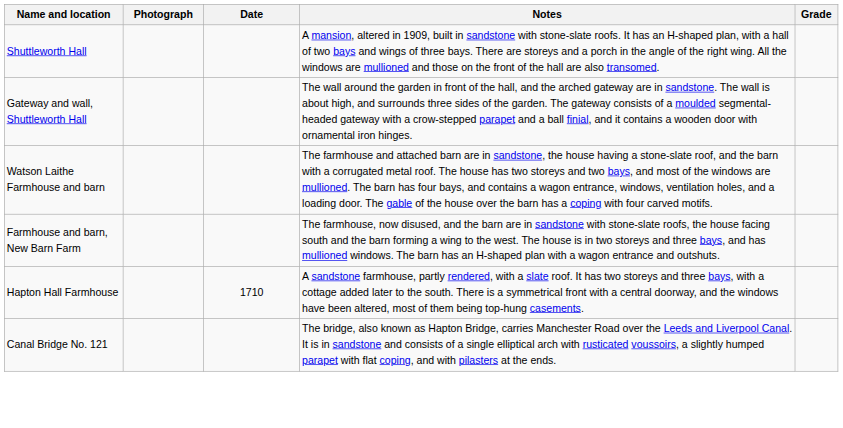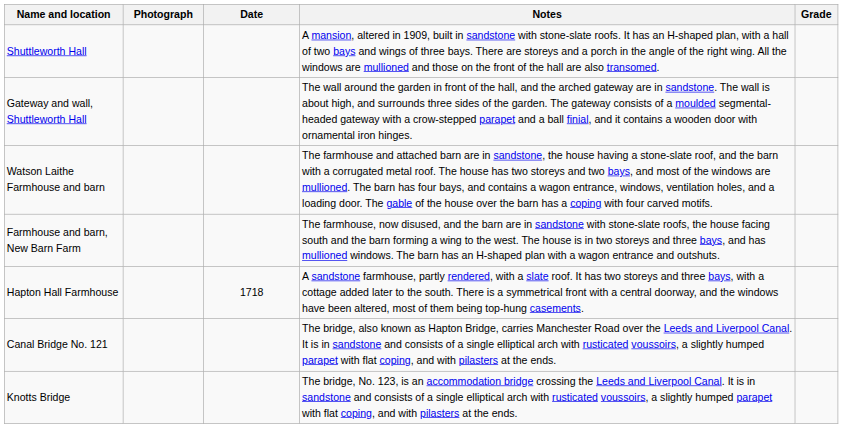(252, 292) 1710 -> (252, 292) 1718
+ row: (38, 397)
